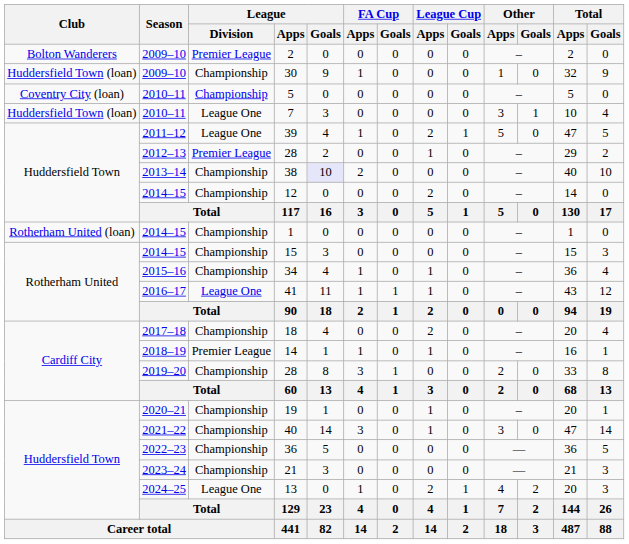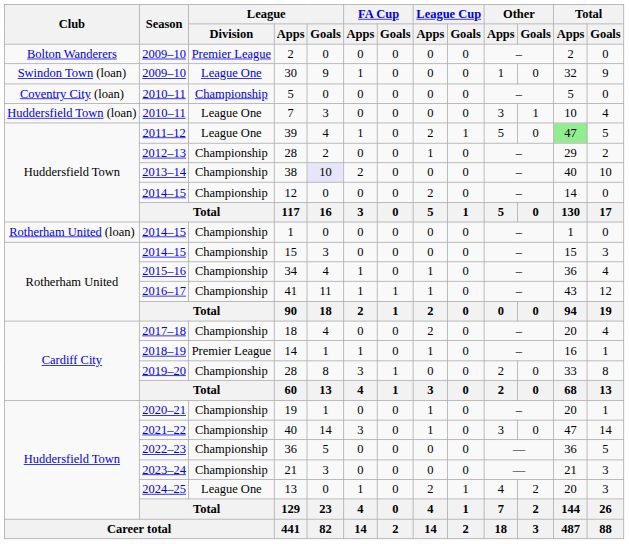(72, 73) Huddersfield Town (loan) -> (72, 73) Swindon Town (loan)
(231, 73) Championship -> (231, 73) League One
(571, 133) no background -> (571, 133) lightgreen background
(231, 152) Premier League -> (231, 152) Championship
(231, 291) League One -> (231, 291) Championship
